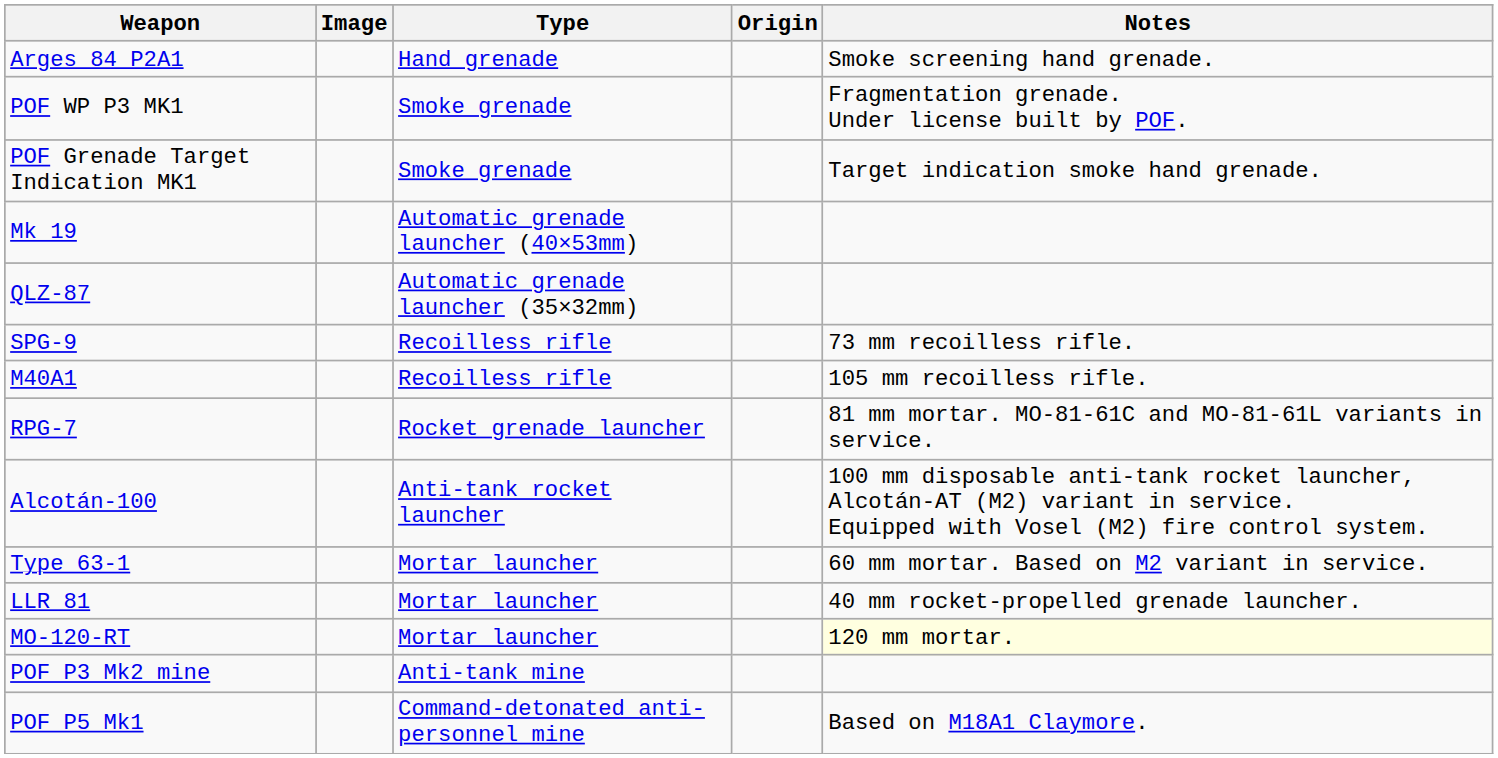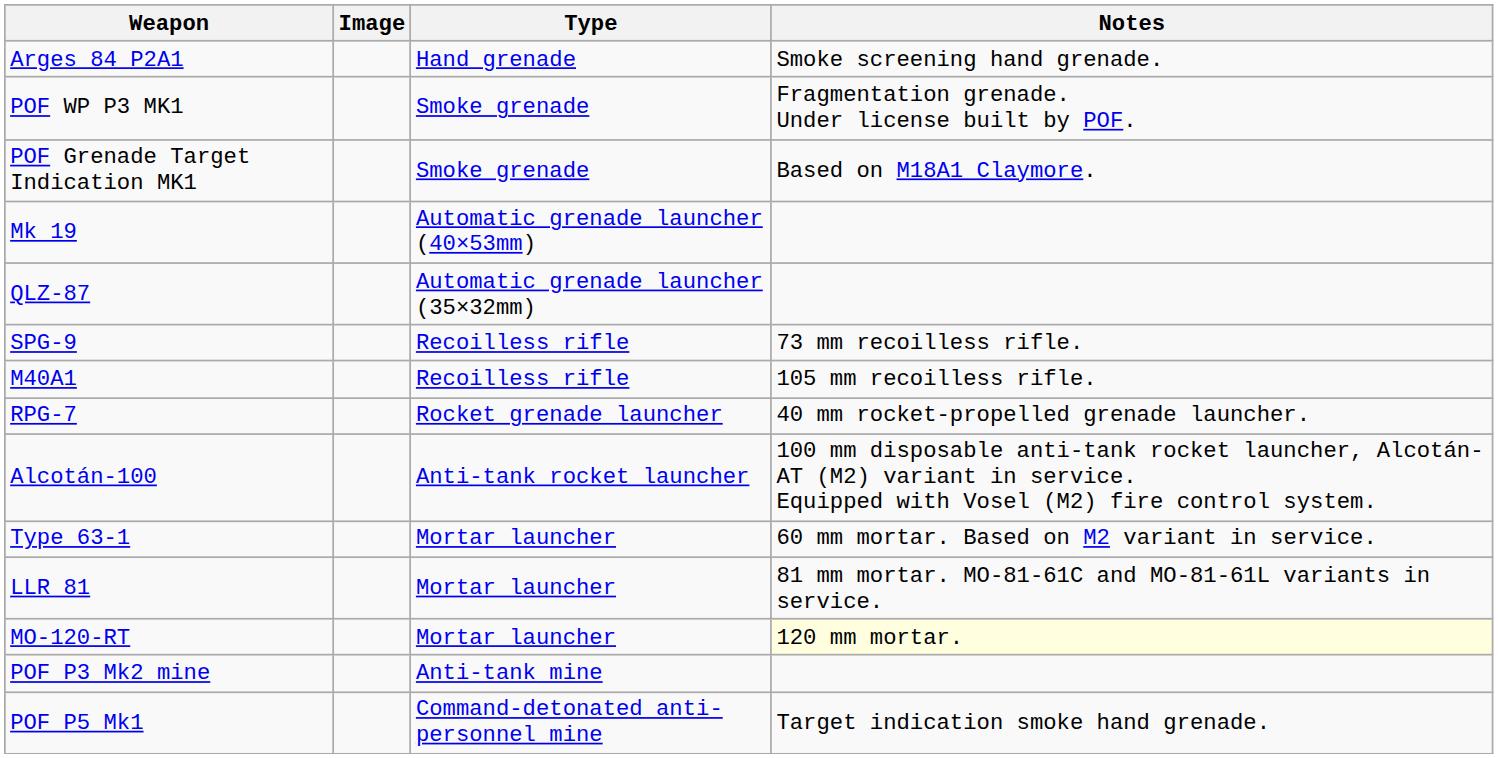- column: (778, 23)
(1075, 170) Target indication smoke hand grenade. -> (937, 170) Based on M18A1 Claymore.
(1155, 428) 81 mm mortar. MO-81-61C and MO-81-61L variants in service. -> (1043, 415) 40 mm rocket-propelled grenade launcher.
(1095, 601) 40 mm rocket-propelled grenade launcher. -> (1103, 588) 81 mm mortar. MO-81-61C and MO-81-61L variants in service.
(988, 723) Based on M18A1 Claymore. -> (1023, 723) Target indication smoke hand grenade.
